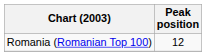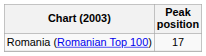(178, 42) 12 -> (178, 42) 17
